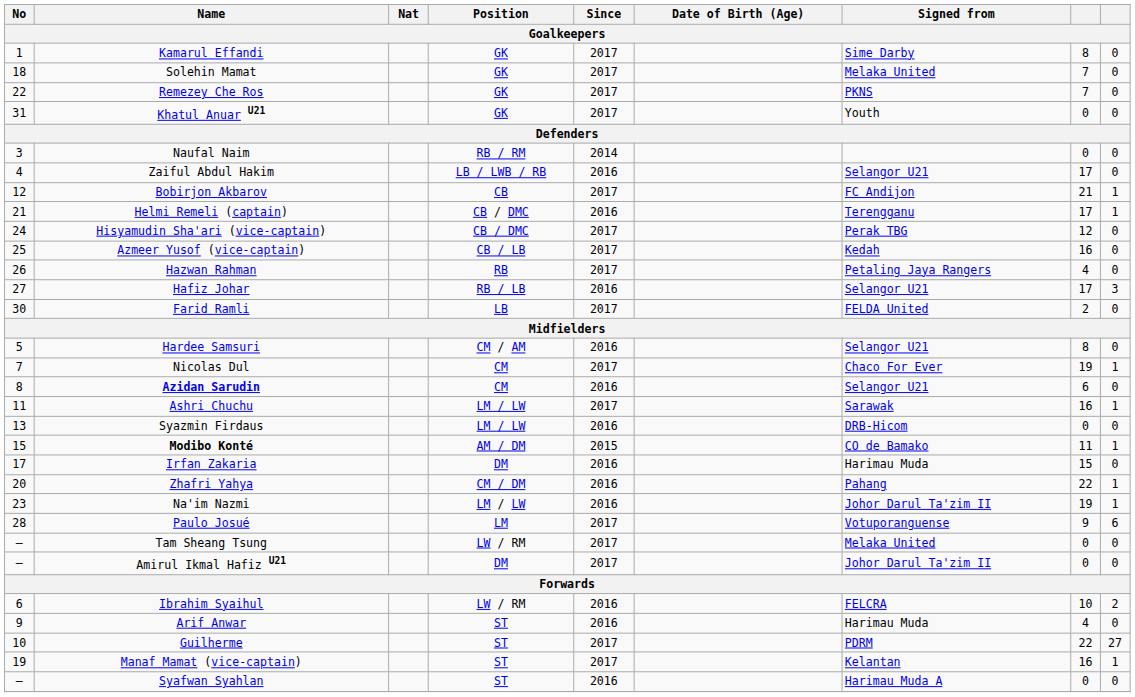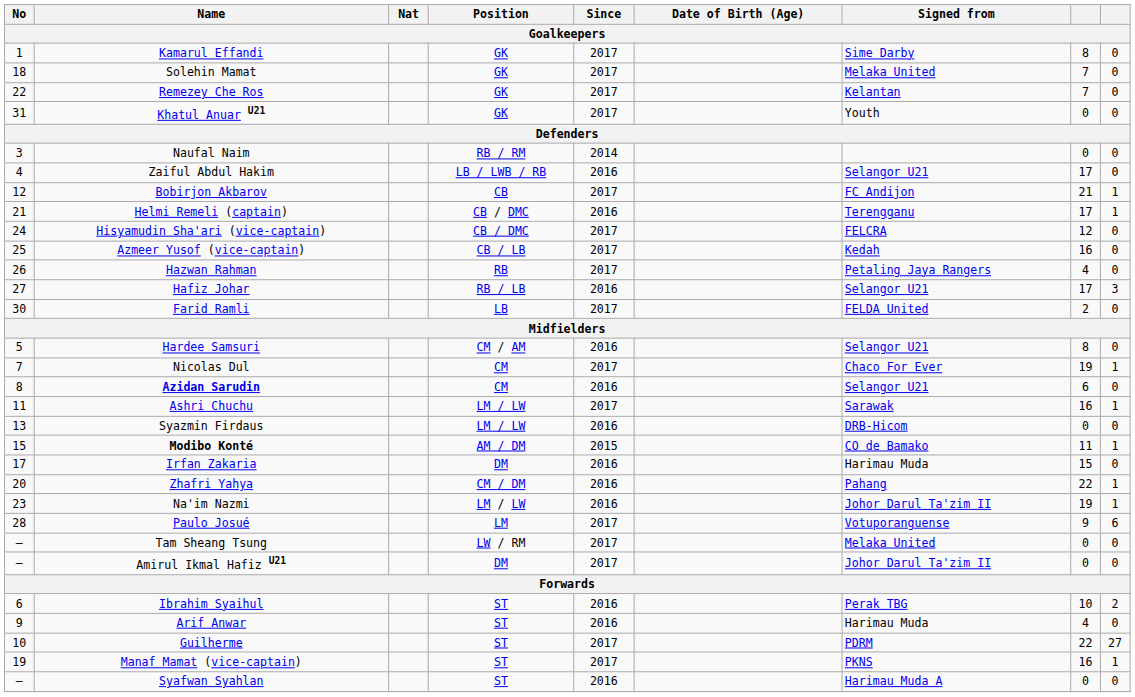(859, 92) PKNS -> (873, 92) Kelantan
(876, 231) Perak TBG -> (866, 231) FELCRA
(501, 603) LW / RM -> (501, 603) ST
(866, 603) FELCRA -> (876, 603) Perak TBG
(873, 662) Kelantan -> (859, 662) PKNS
